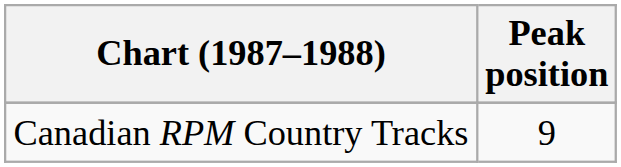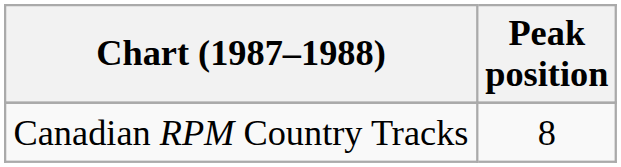(547, 131) 9 -> (547, 131) 8
